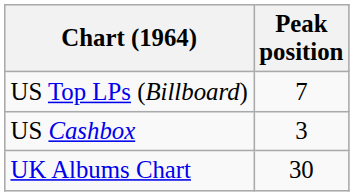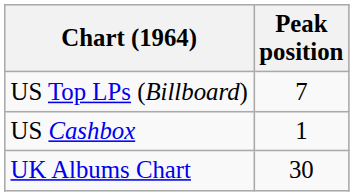(301, 130) 3 -> (301, 130) 1
